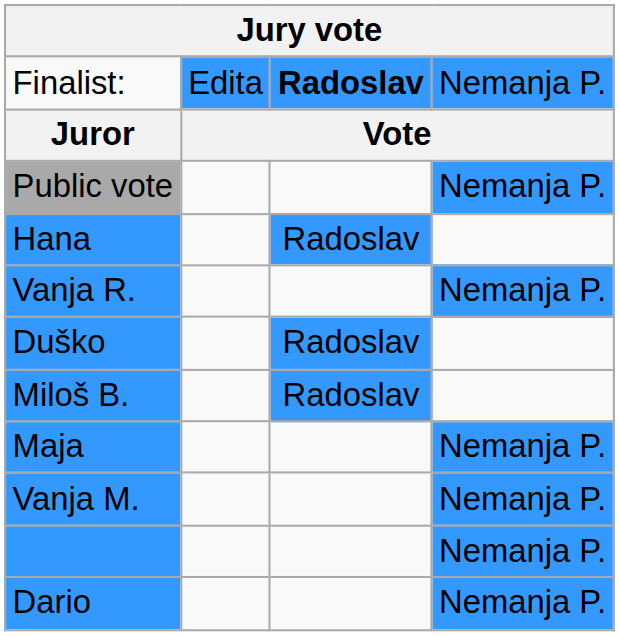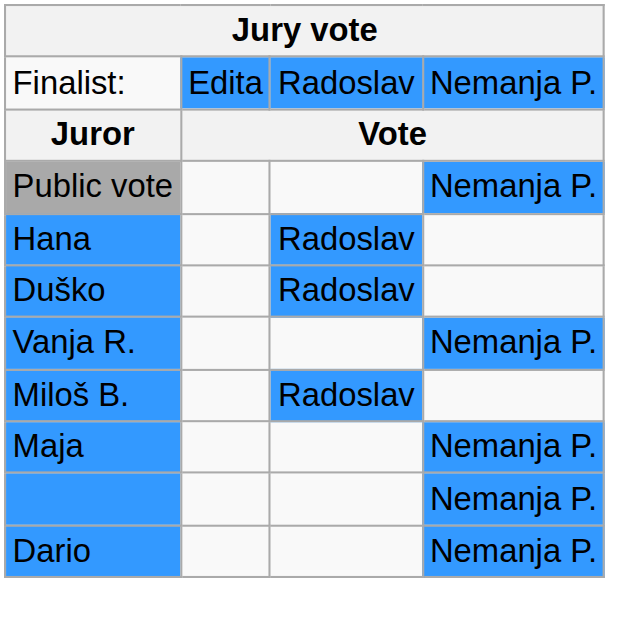(351, 82) bold -> (346, 82) normal
rows swapped: (59, 342) <-> (74, 290)
- row: (76, 498)
